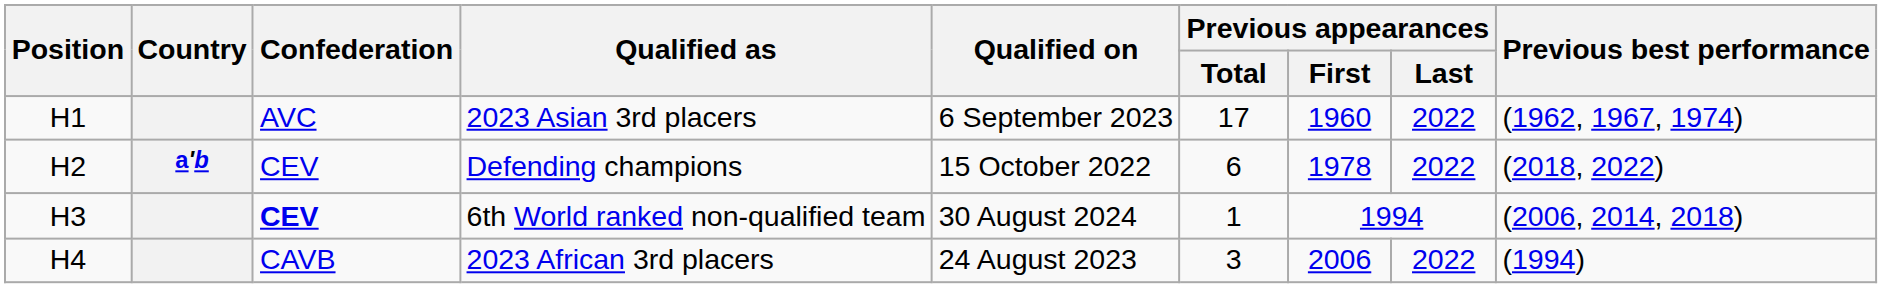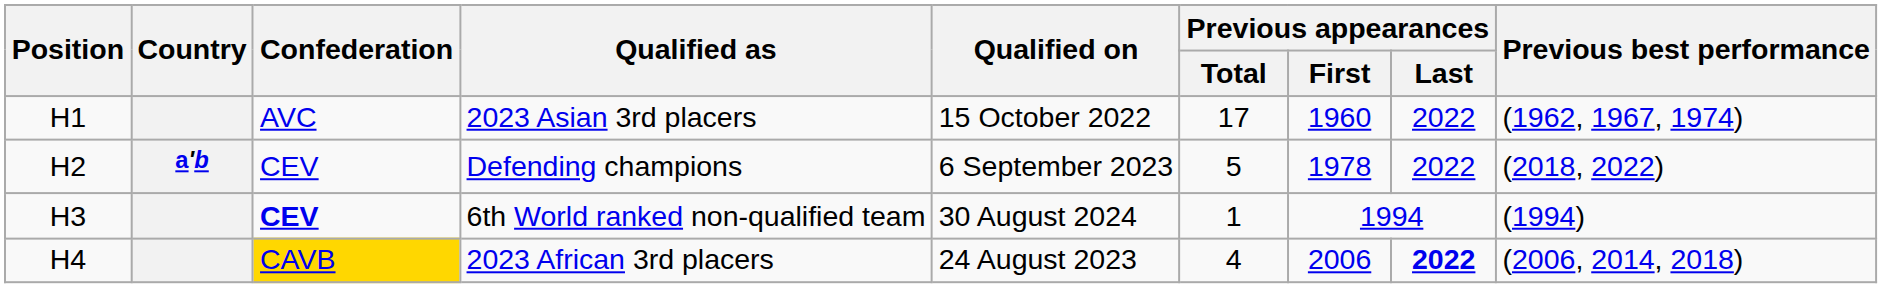(1056, 118) 6 September 2023 -> (1045, 118) 15 October 2022
(1045, 167) 15 October 2022 -> (1056, 167) 6 September 2023
(1234, 167) 6 -> (1234, 167) 5
(1623, 216) (2006, 2014, 2018) -> (1544, 216) (1994)
(298, 261) no background -> (298, 261) gold background
(1234, 261) 3 -> (1234, 261) 4
(1444, 261) normal -> (1444, 261) bold
(1544, 261) (1994) -> (1623, 261) (2006, 2014, 2018)
